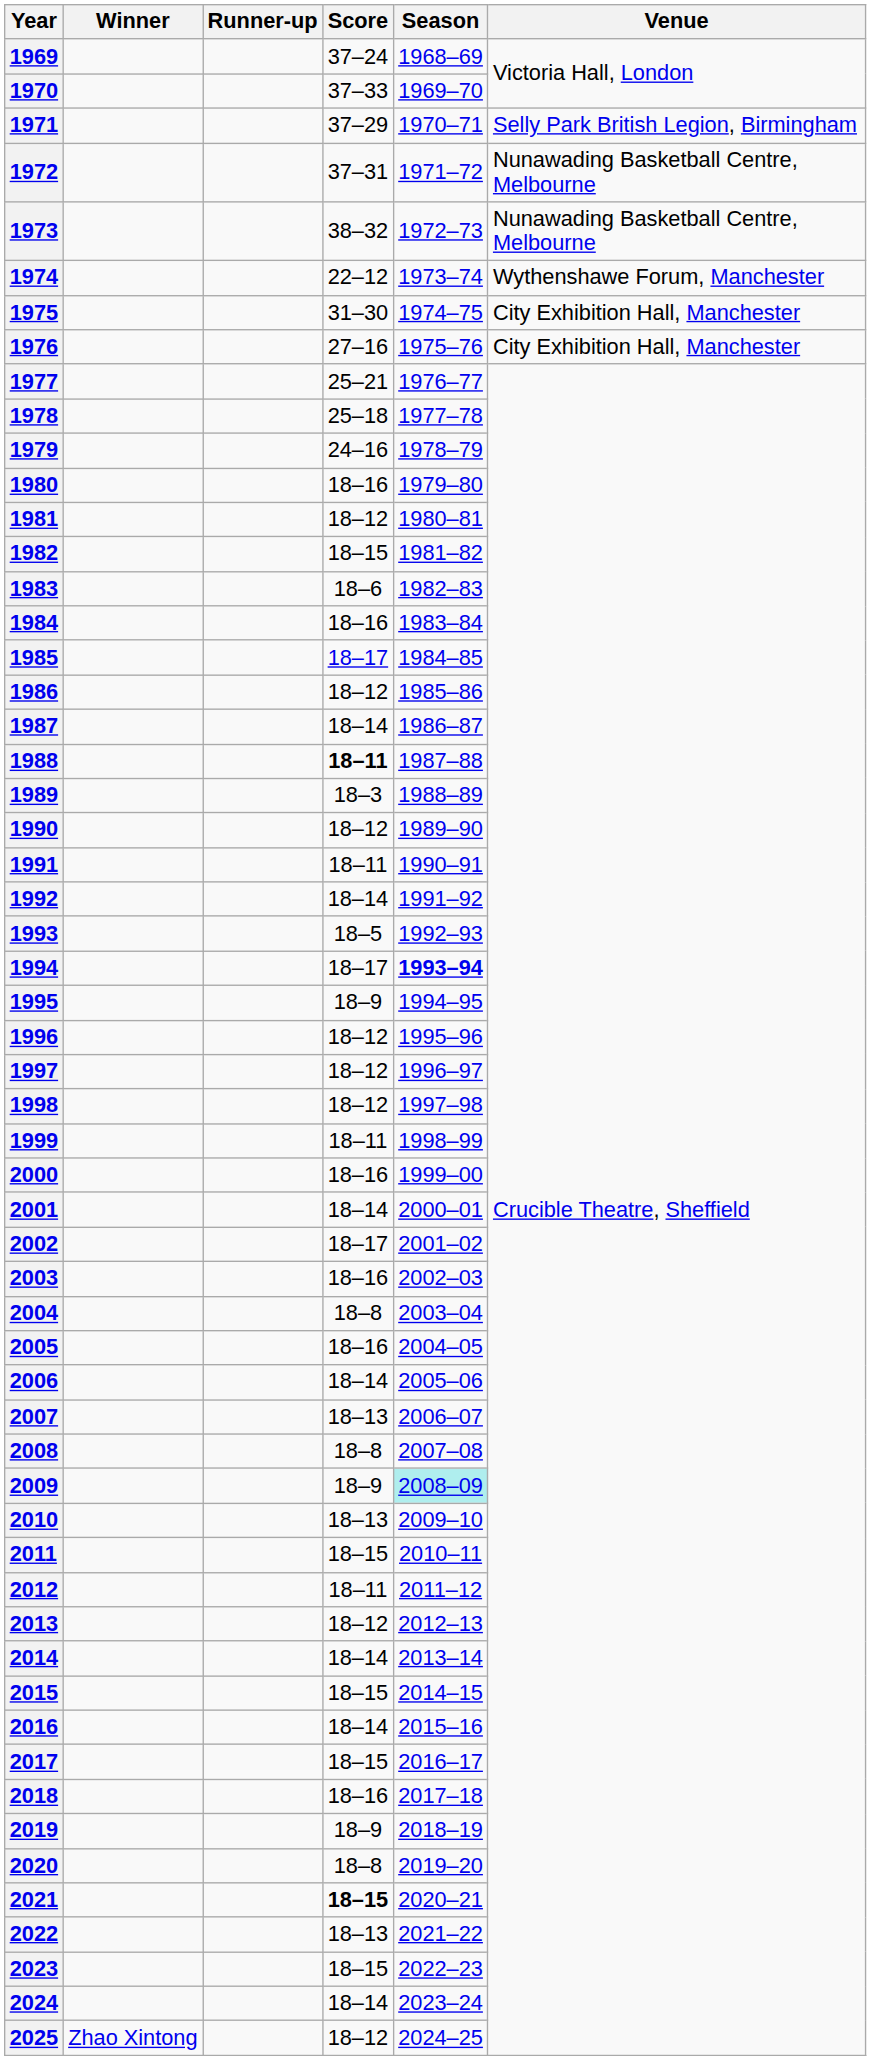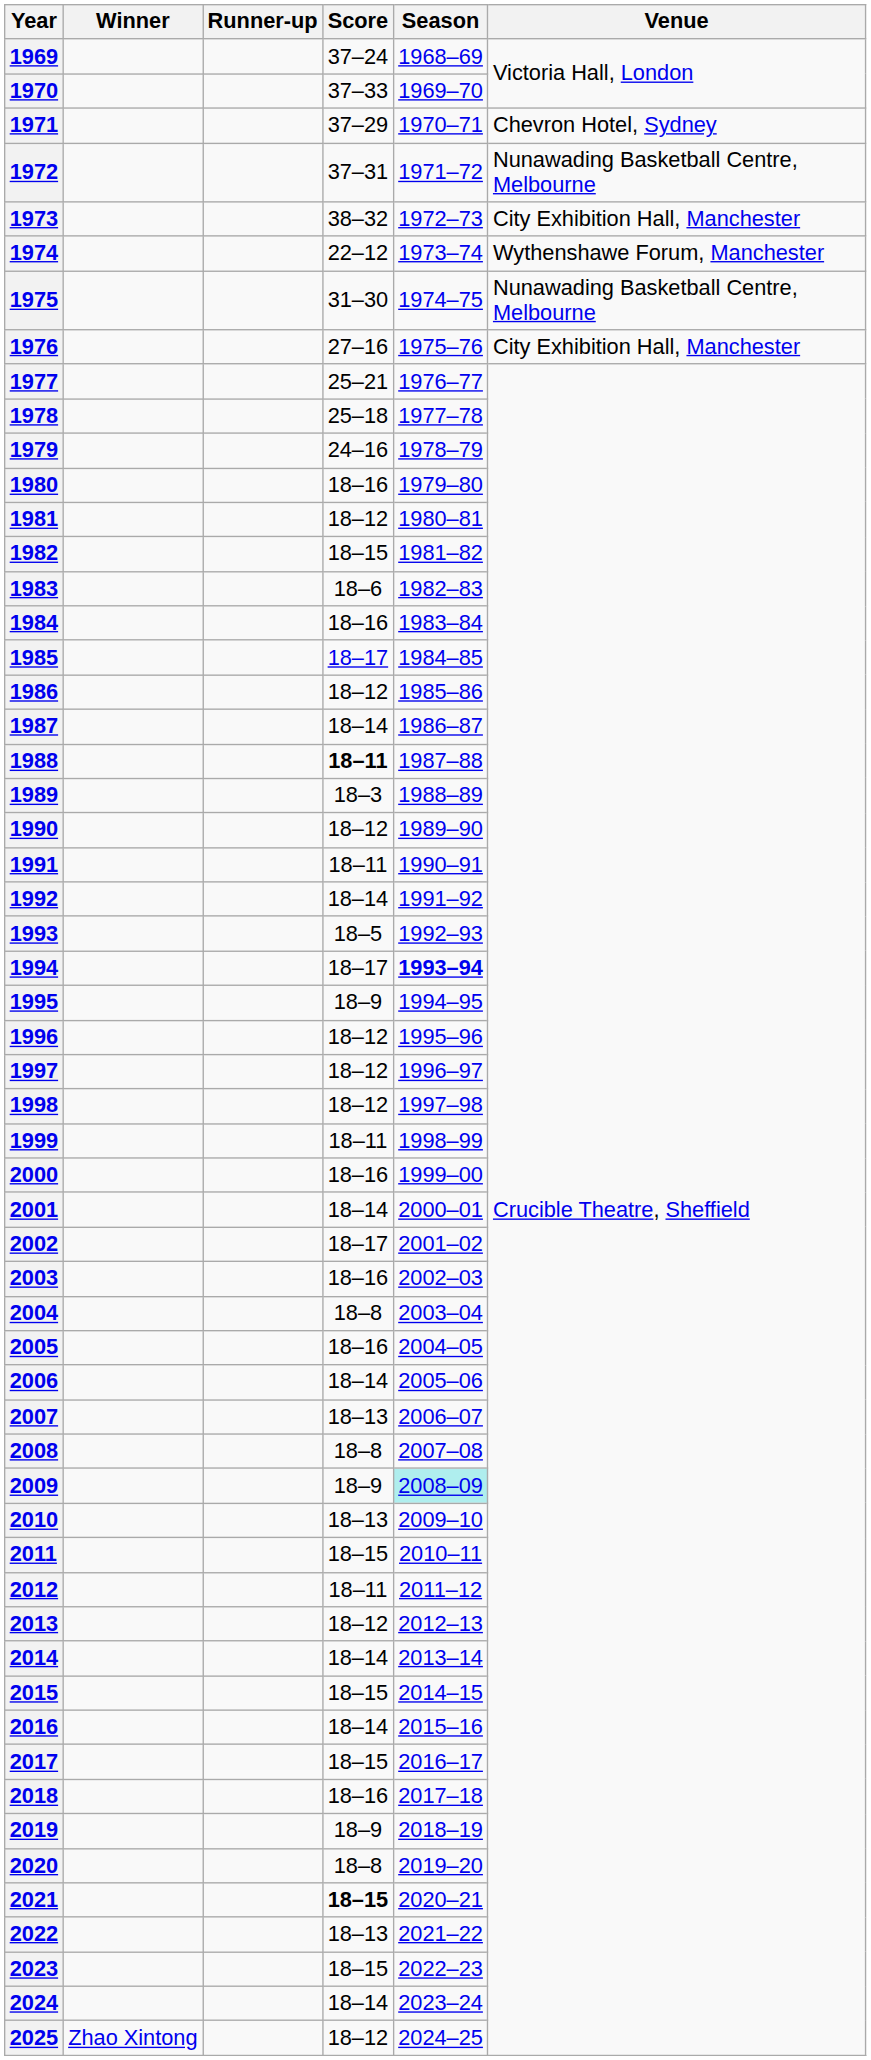(675, 125) Selly Park British Legion, Birmingham -> (605, 125) Chevron Hotel, Sydney
(645, 231) Nunawading Basketball Centre, Melbourne -> (647, 218) City Exhibition Hall, Manchester
(647, 312) City Exhibition Hall, Manchester -> (645, 300) Nunawading Basketball Centre, Melbourne
